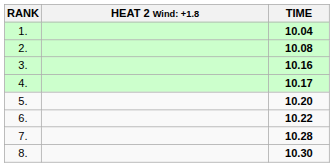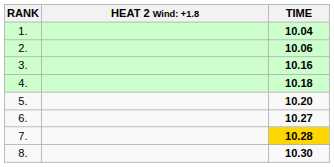(299, 49) 10.08 -> (299, 49) 10.06
(299, 84) 10.17 -> (299, 84) 10.18
(299, 119) 10.22 -> (299, 119) 10.27
(299, 136) no background -> (299, 136) gold background
